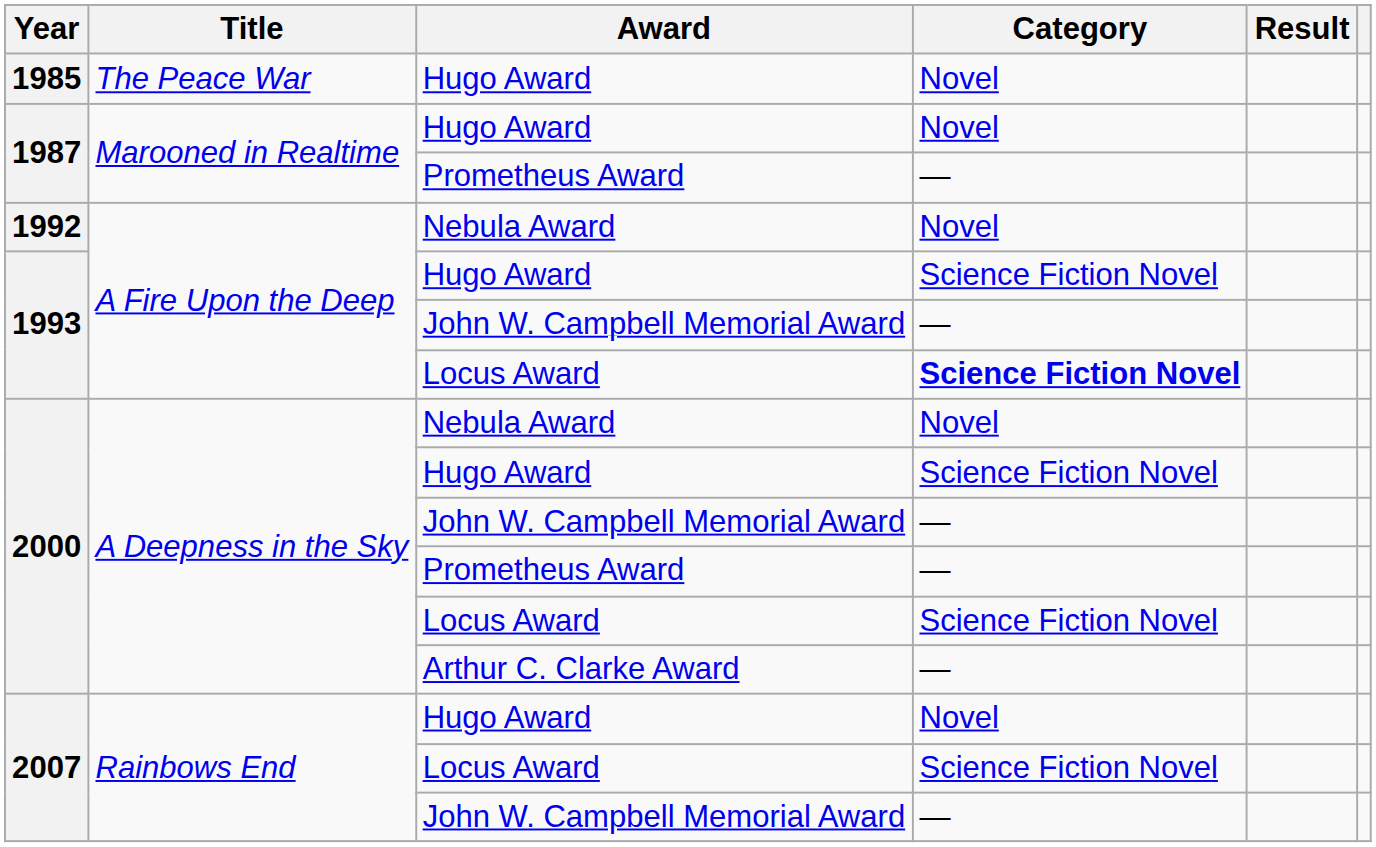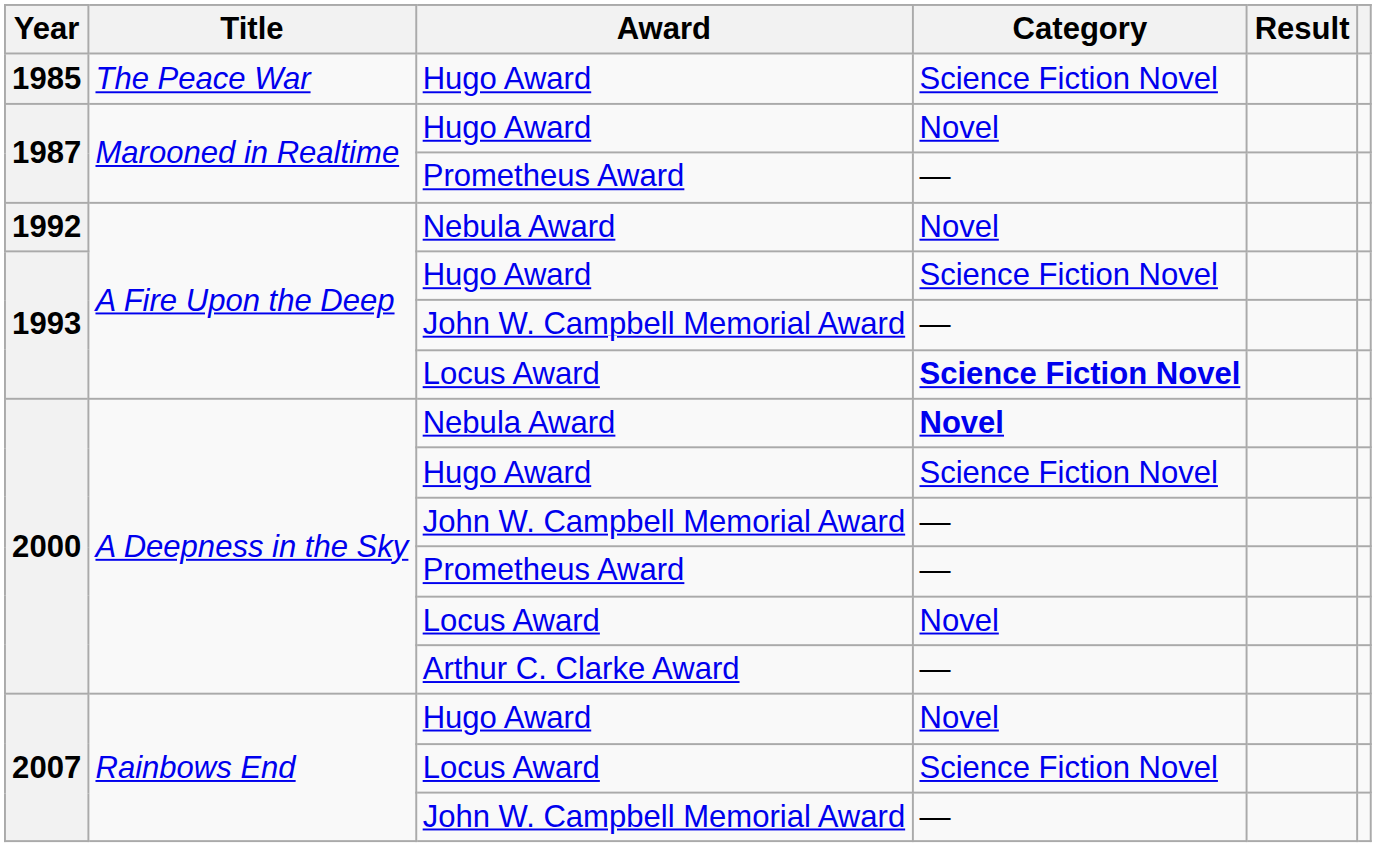(959, 78) Novel -> (1069, 78) Science Fiction Novel
(959, 422) normal -> (962, 422) bold
(1069, 619) Science Fiction Novel -> (959, 619) Novel
